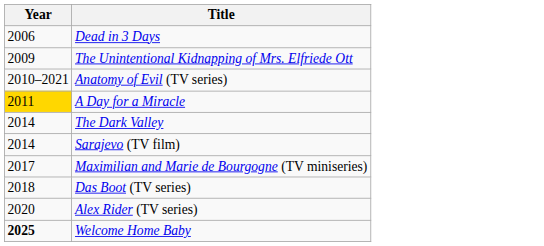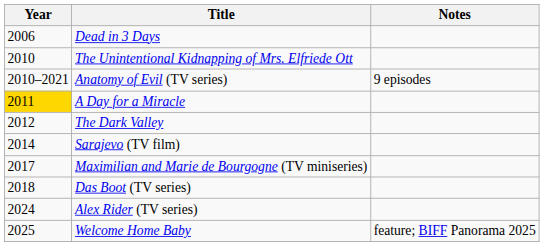+ column: (455, 15)
(21, 58) 2009 -> (21, 58) 2010
(21, 123) 2014 -> (21, 123) 2012
(21, 209) 2020 -> (21, 209) 2024
(21, 230) bold -> (21, 230) normal
